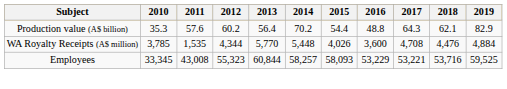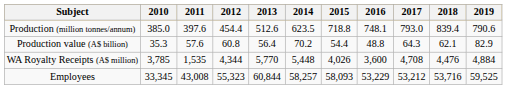+ row: (72, 28)
(231, 28) 60.2 -> (231, 44) 60.8
(412, 60) 53,221 -> (412, 76) 53,212
